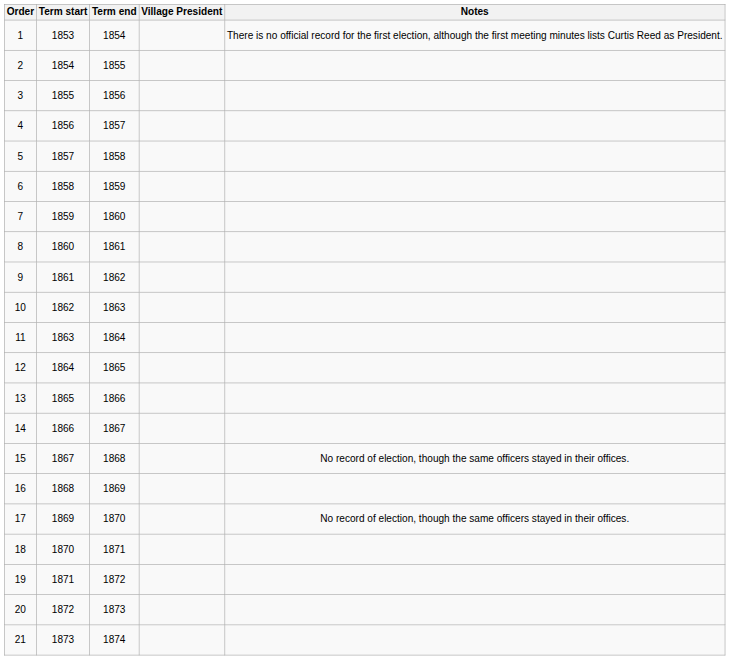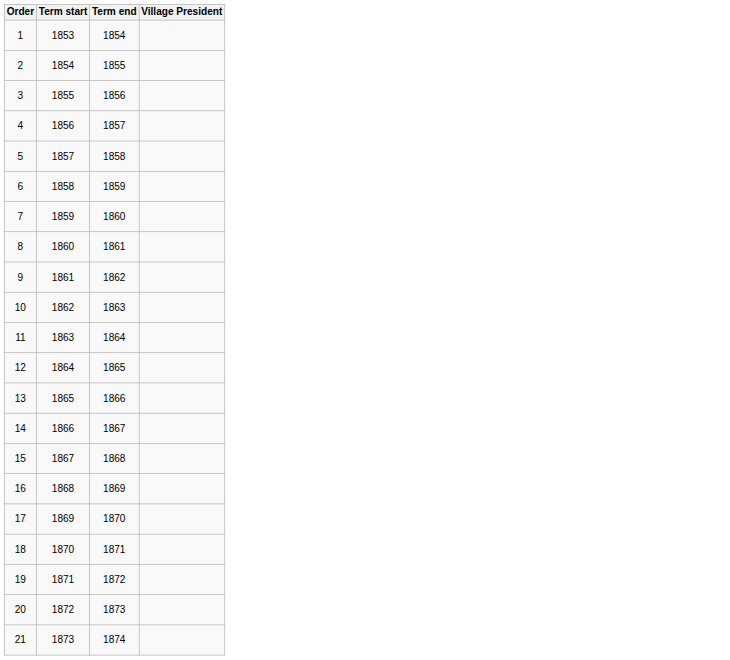- column: (475, 12)
